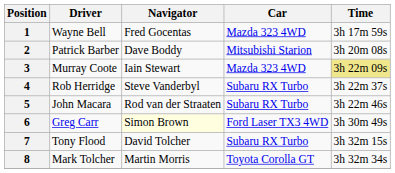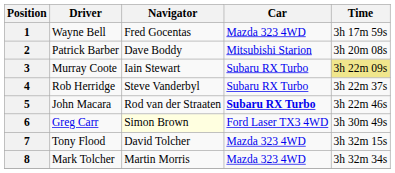(266, 68) Mazda 323 4WD -> (267, 68) Subaru RX Turbo
(267, 104) normal -> (271, 104) bold
(267, 141) Subaru RX Turbo -> (266, 141) Mazda 323 4WD
(270, 159) Toyota Corolla GT -> (266, 159) Mazda 323 4WD
